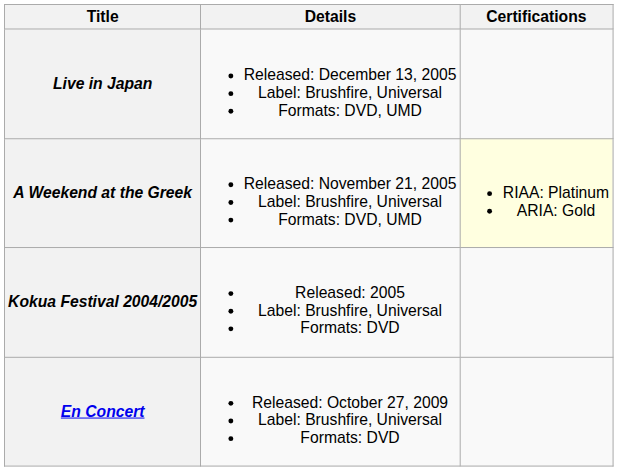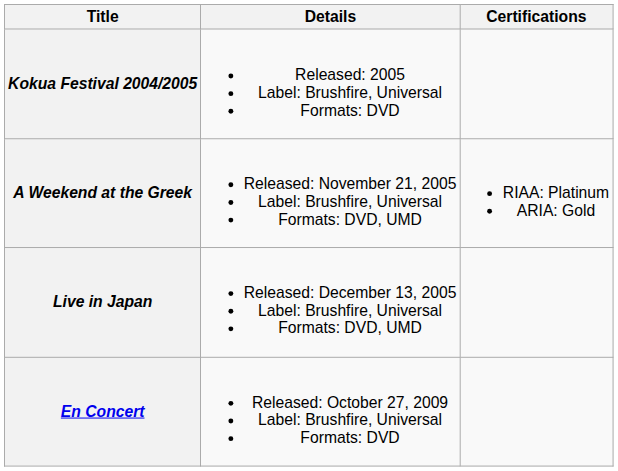rows swapped: (103, 302) <-> (103, 83)
(536, 202) lightyellow background -> (536, 202) no background
